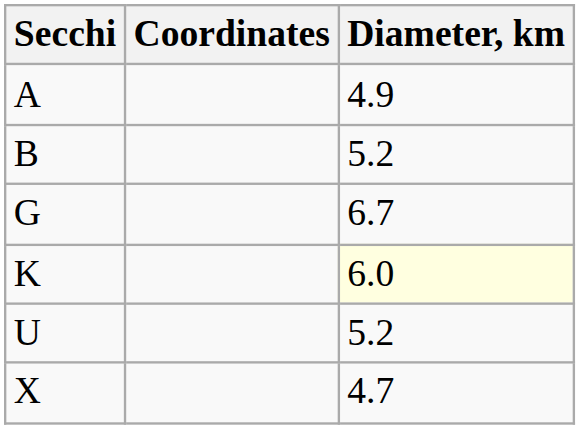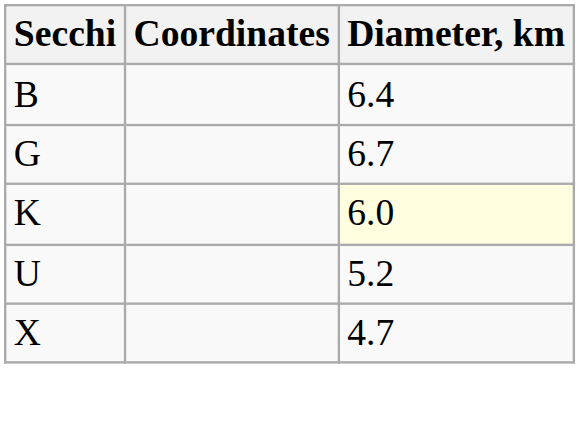- row: (27, 93)
(371, 153) 5.2 -> (371, 93) 6.4
